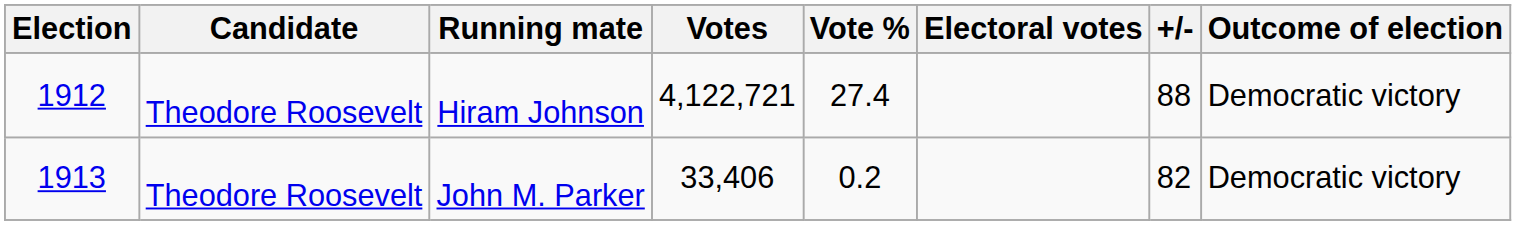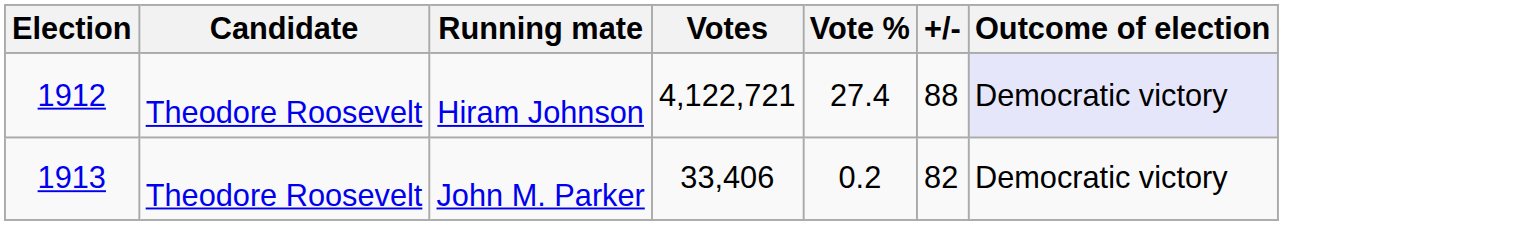- column: (1033, 28)
(1334, 94) no background -> (1101, 94) lavender background
